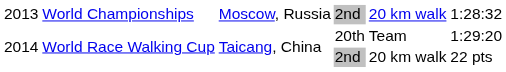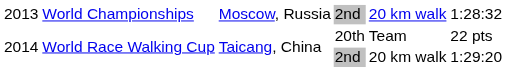(476, 35) 1:29:20 -> (471, 35) 22 pts
(471, 57) 22 pts -> (476, 57) 1:29:20
